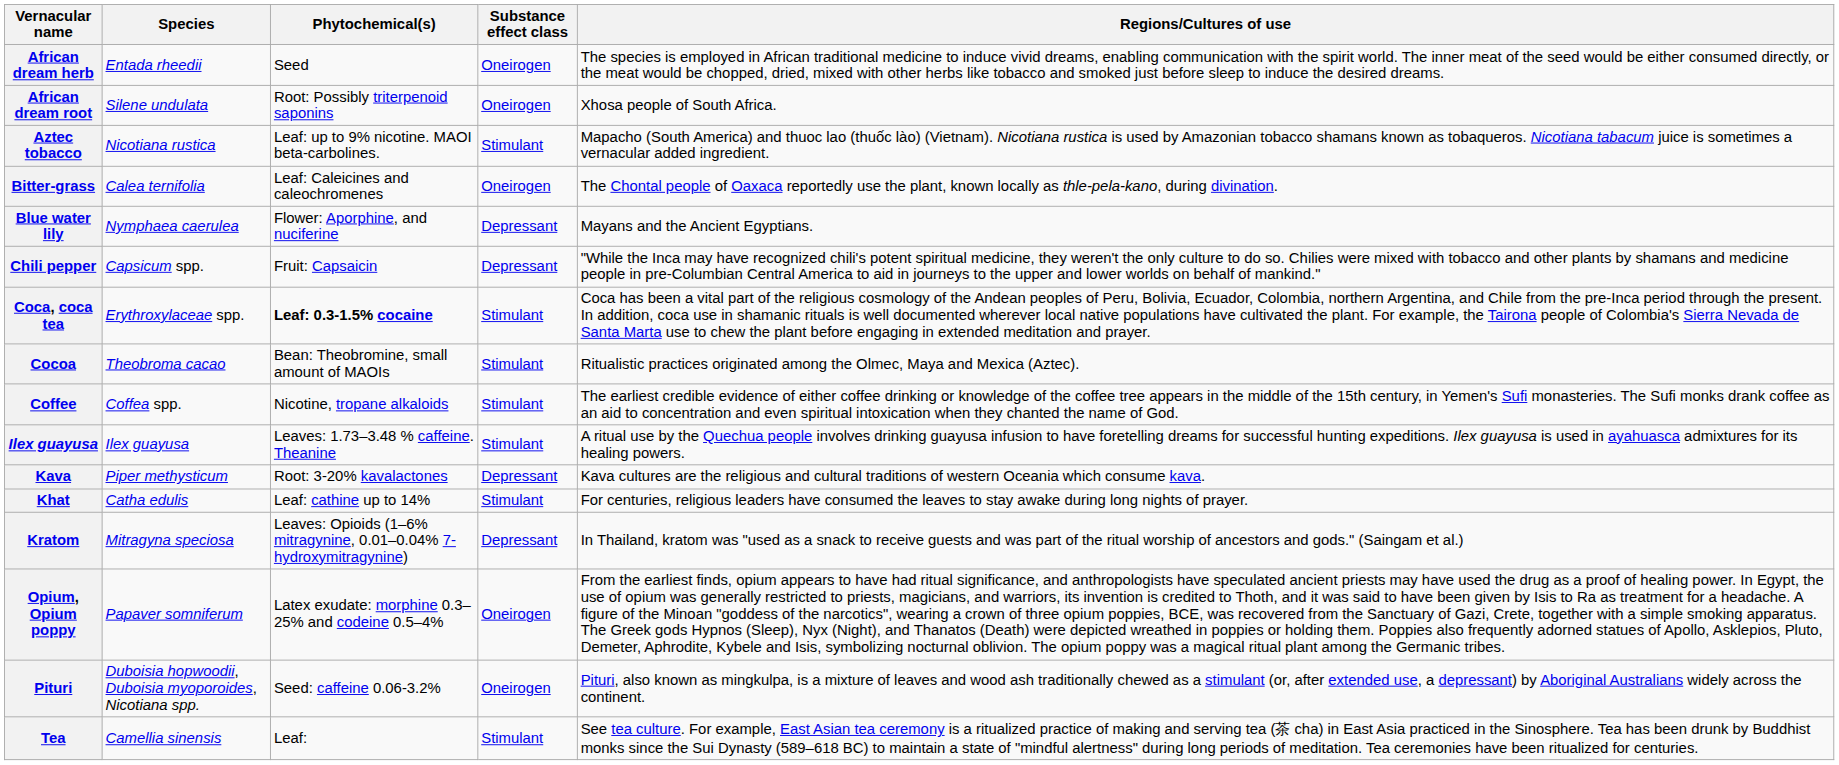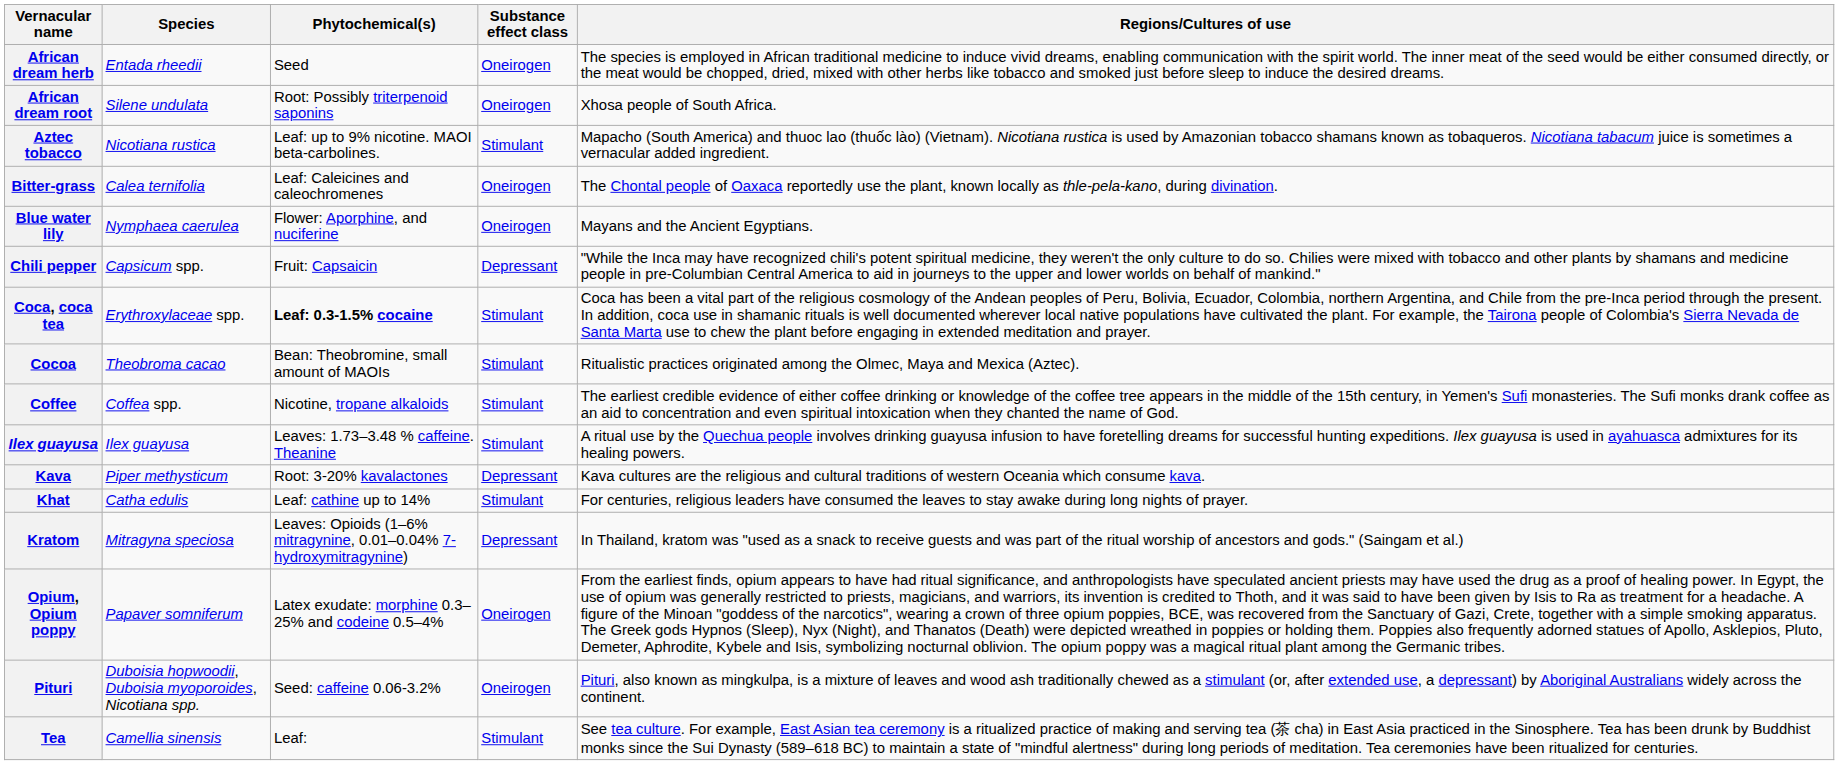(519, 226) Depressant -> (516, 226) Oneirogen
